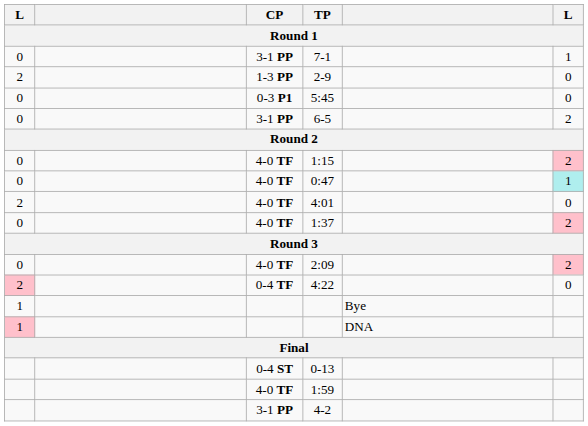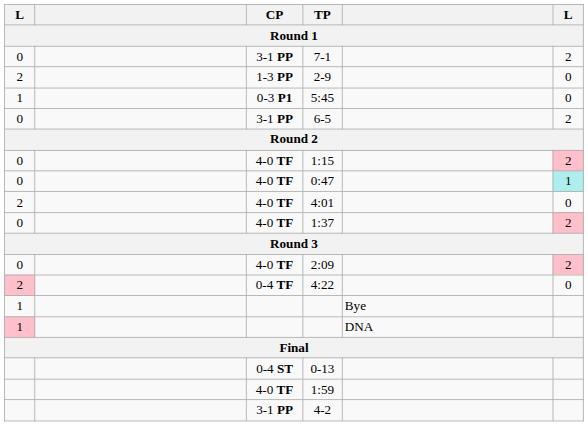(568, 56) 1 -> (568, 56) 2
(20, 98) 0 -> (20, 98) 1
